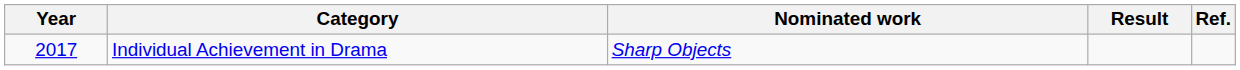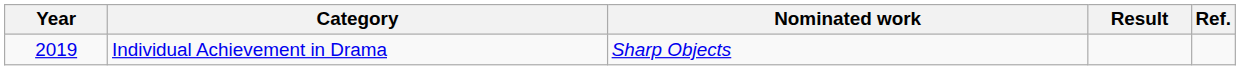(56, 49) 2017 -> (56, 49) 2019
